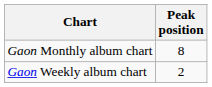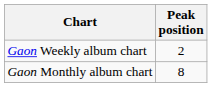rows swapped: (77, 72) <-> (80, 51)
